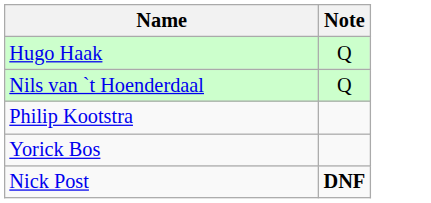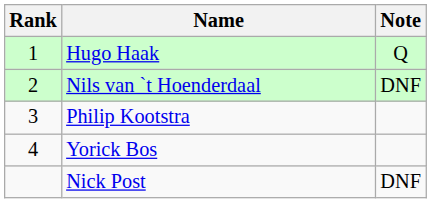+ column: (33, 20)
(344, 85) Q -> (401, 85) DNF
(344, 181) bold -> (401, 181) normal
